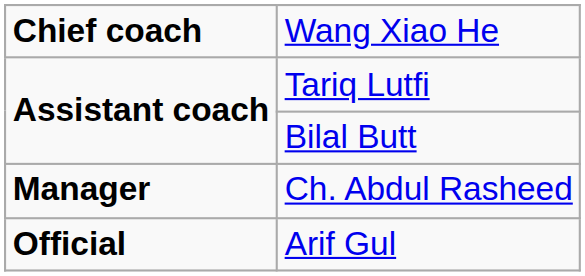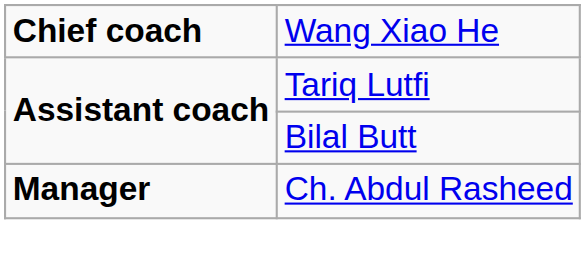- row: (340, 243)
